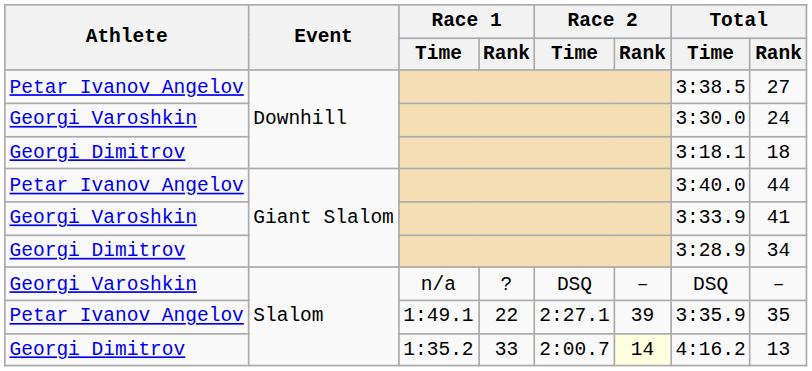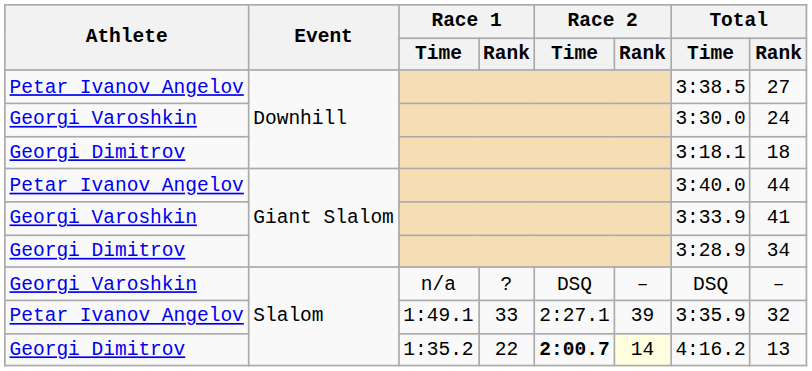(506, 316) 22 -> (506, 316) 33
(779, 316) 35 -> (779, 316) 32
(506, 349) 33 -> (506, 349) 22
(574, 349) normal -> (574, 349) bold
